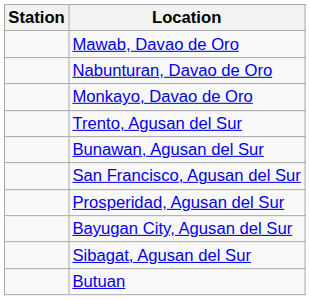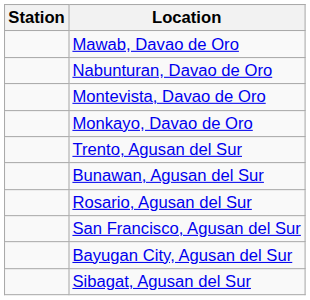+ row: (169, 96)
+ row: (162, 202)
- row: (178, 202)
- row: (99, 281)
